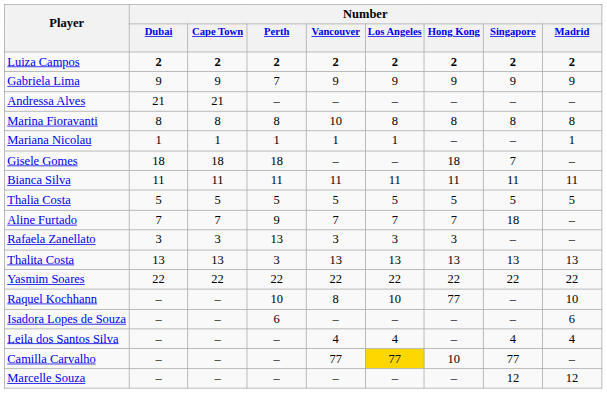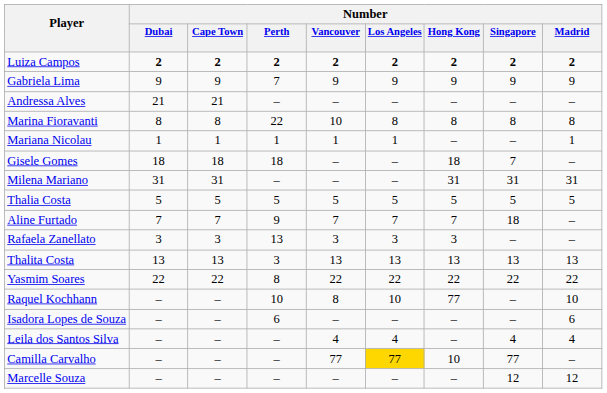(277, 121) 8 -> (277, 121) 22
- row: (39, 180)
+ row: (48, 180)
(277, 279) 22 -> (277, 279) 8
